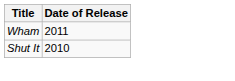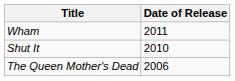+ row: (73, 66)
